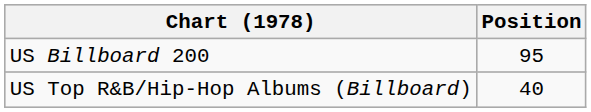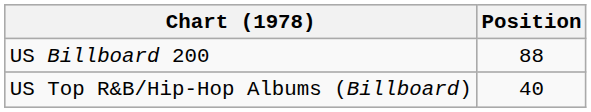(531, 56) 95 -> (531, 56) 88
